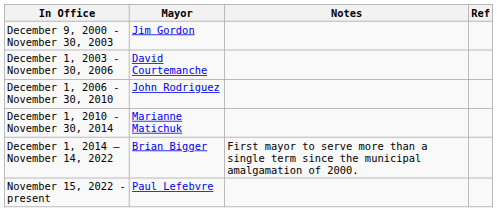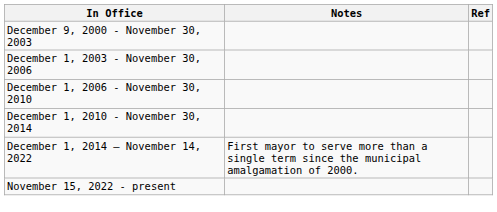- column: (177, 13)
